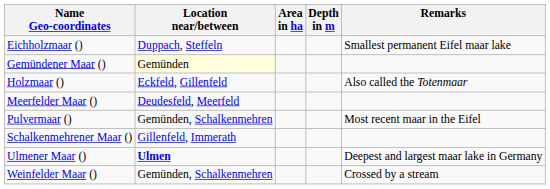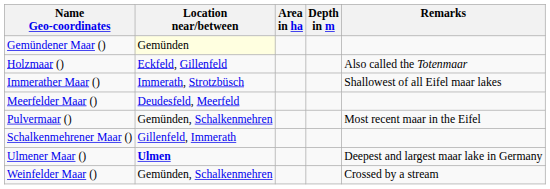- row: (45, 45)
+ row: (53, 82)
